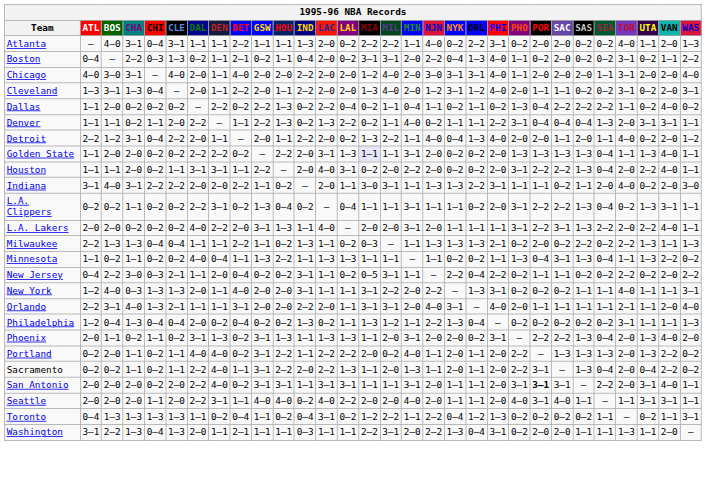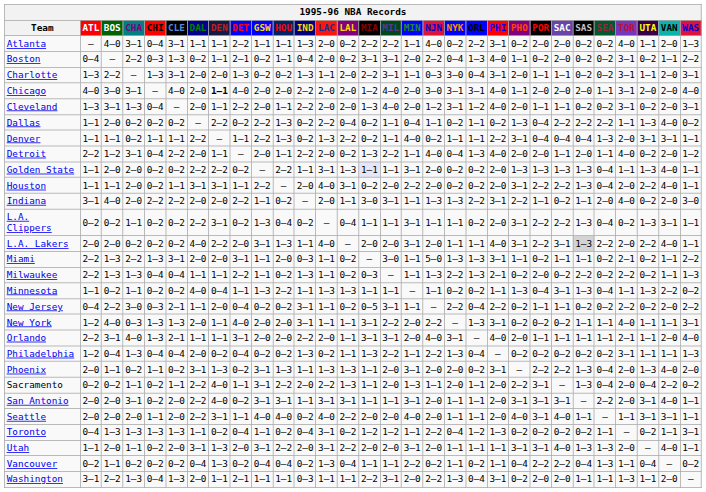+ row: (32, 75)
(219, 75) normal -> (219, 91) bold
(648, 106) 0–2 -> (648, 122) 1–3
(177, 122) 2–0 -> (177, 138) 1–1
(305, 153) 2–0 -> (305, 169) 1–1
(134, 185) 3–1 -> (134, 201) 2–0
(519, 185) 1–1 -> (519, 201) 2–2
(498, 228) 1–1 -> (498, 243) 4–0
(584, 228) no background -> (584, 243) lightgrey background
+ row: (21, 259)
(455, 243) 1–3 -> (455, 275) 2–2
(648, 243) 1–3 -> (648, 275) 0–2
(391, 322) 1–2 -> (391, 353) 2–2
- row: (29, 353)
(134, 385) 2–0 -> (134, 401) 3–1
(541, 385) bold -> (541, 401) normal
(391, 416) 2–2 -> (391, 432) 1–2
+ row: (18, 448)
+ row: (32, 463)
